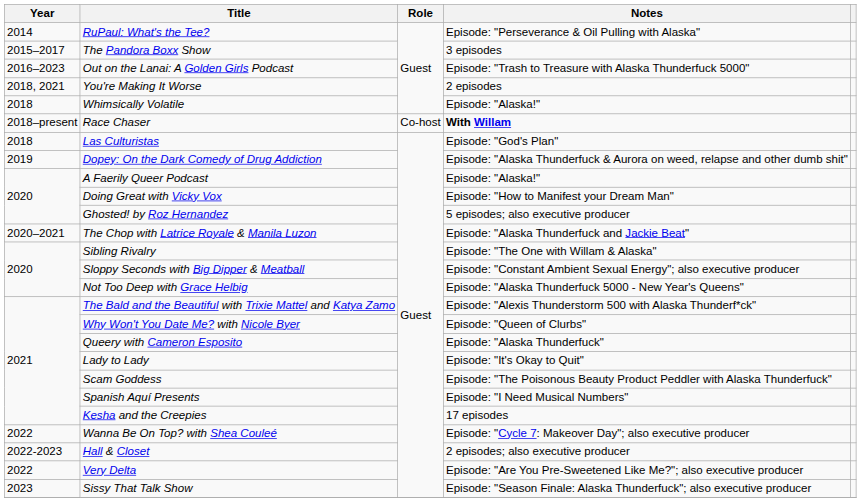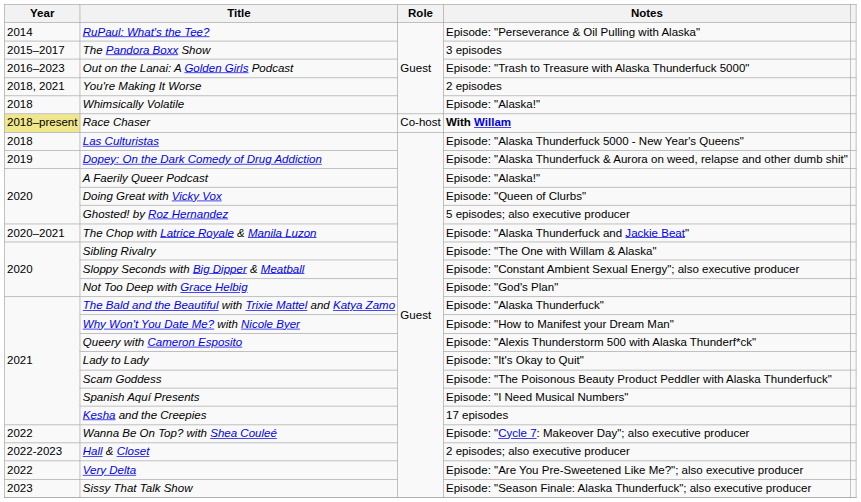(42, 123) no background -> (42, 123) khaki background
(502, 141) Episode: "God's Plan" -> (595, 141) Episode: "Alaska Thunderfuck 5000 - New Year's Queens"
(560, 196) Episode: "How to Manifest your Dream Man" -> (516, 196) Episode: "Queen of Clurbs"
(595, 287) Episode: "Alaska Thunderfuck 5000 - New Year's Queens" -> (502, 287) Episode: "God's Plan"
(601, 305) Episode: "Alexis Thunderstorm 500 with Alaska Thunderf*ck" -> (525, 305) Episode: "Alaska Thunderfuck"
(516, 324) Episode: "Queen of Clurbs" -> (560, 324) Episode: "How to Manifest your Dream Man"
(525, 342) Episode: "Alaska Thunderfuck" -> (601, 342) Episode: "Alexis Thunderstorm 500 with Alaska Thunderf*ck"
